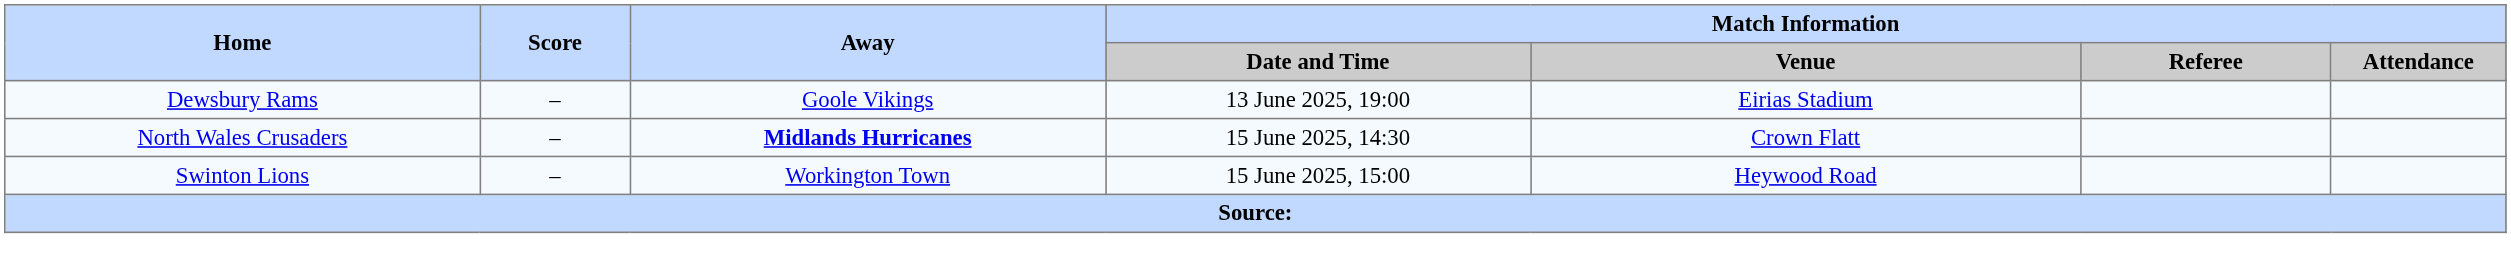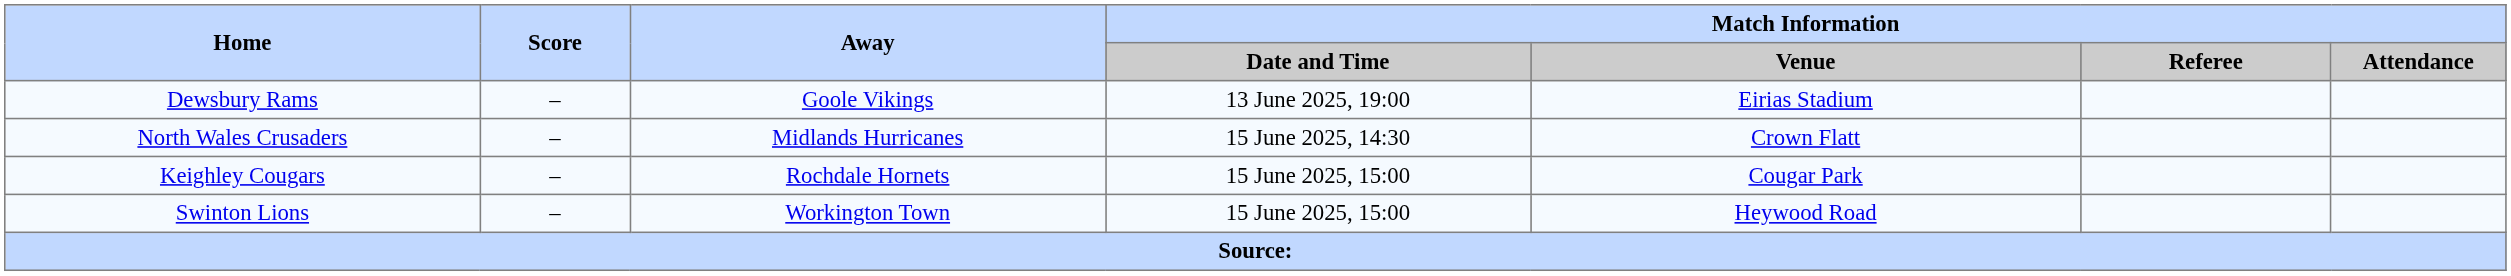(868, 137) bold -> (868, 137) normal
+ row: (242, 175)
